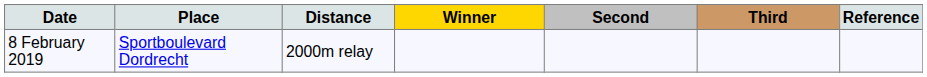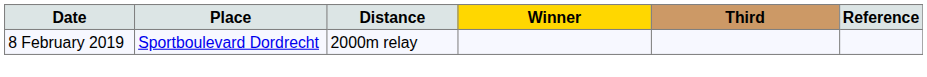- column: (621, 17)
